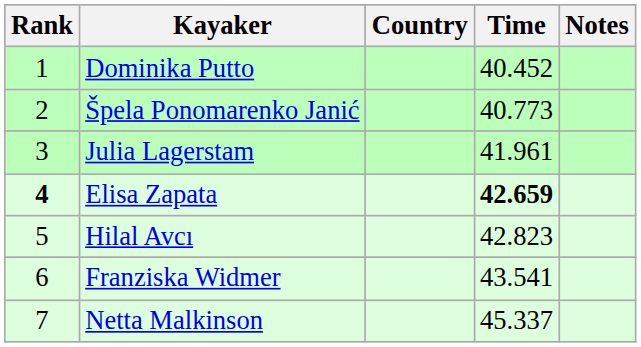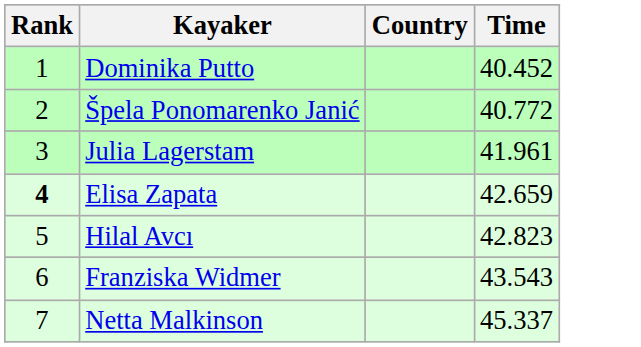- column: (597, 25)
(517, 109) 40.773 -> (517, 109) 40.772
(517, 194) bold -> (517, 194) normal
(517, 278) 43.541 -> (517, 278) 43.543
